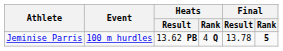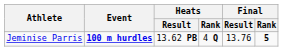(119, 39) normal -> (119, 39) bold
(239, 39) 13.78 -> (239, 39) 13.76
